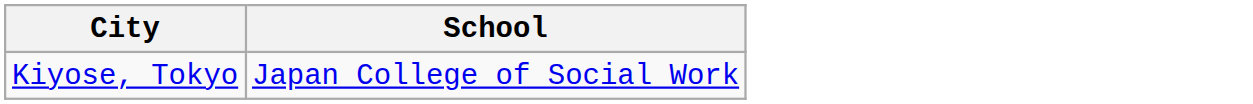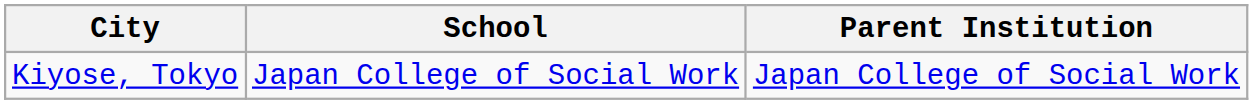+ column: (996, 29)
